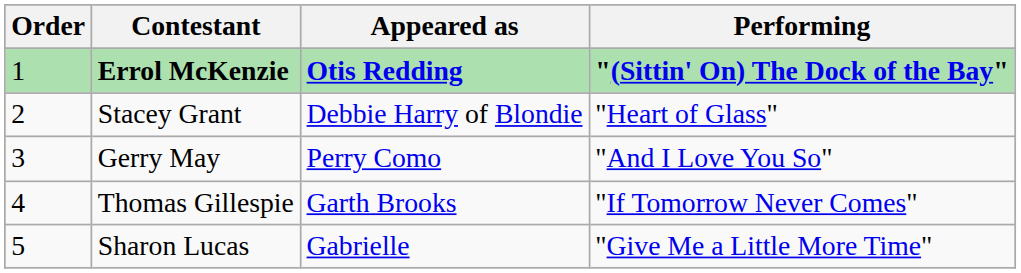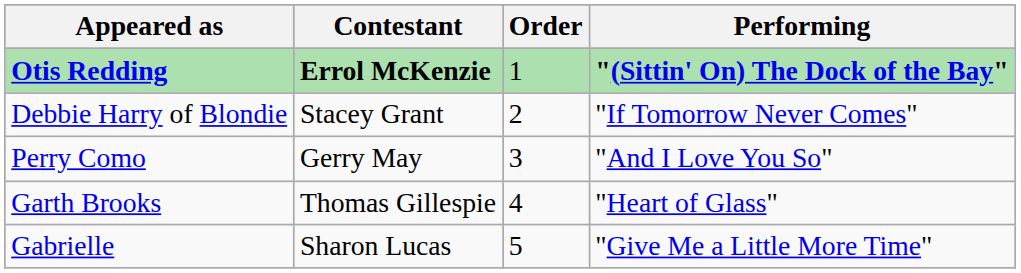columns swapped: (48, 26) <-> (445, 26)
(687, 114) "Heart of Glass" -> (756, 114) "If Tomorrow Never Comes"
(756, 202) "If Tomorrow Never Comes" -> (687, 202) "Heart of Glass"
